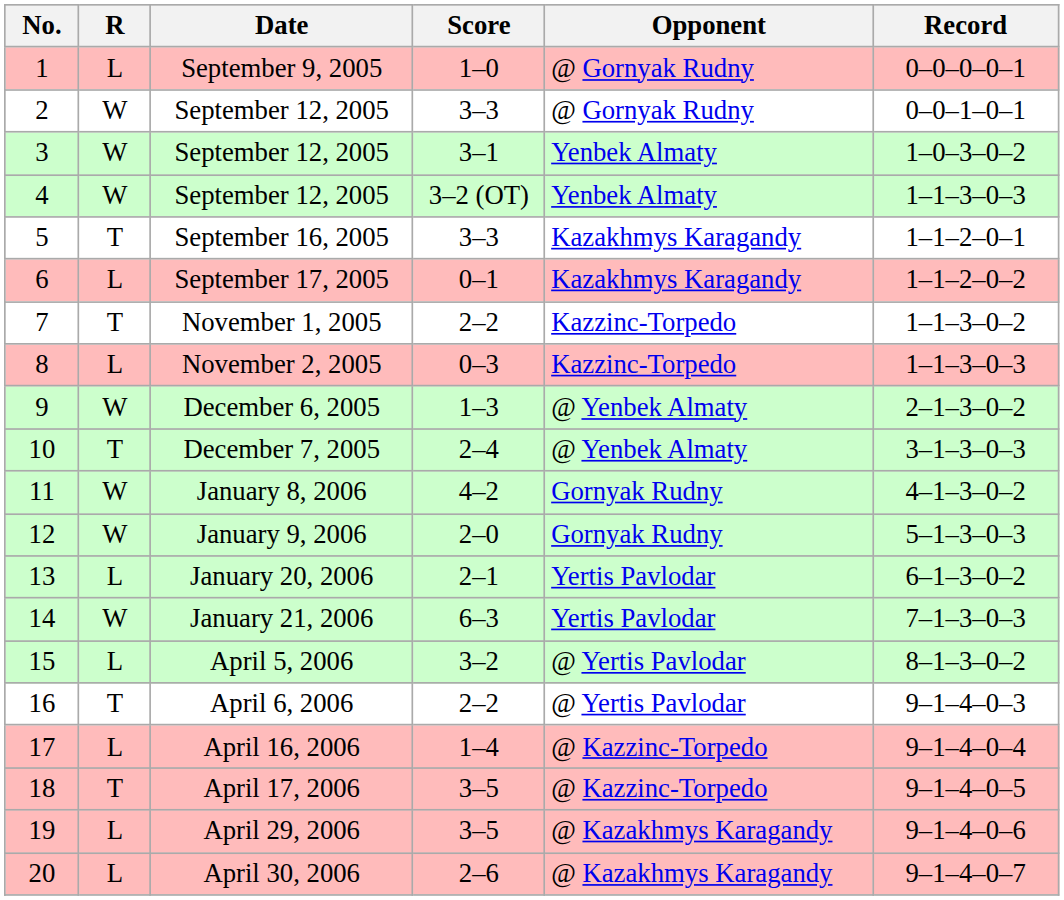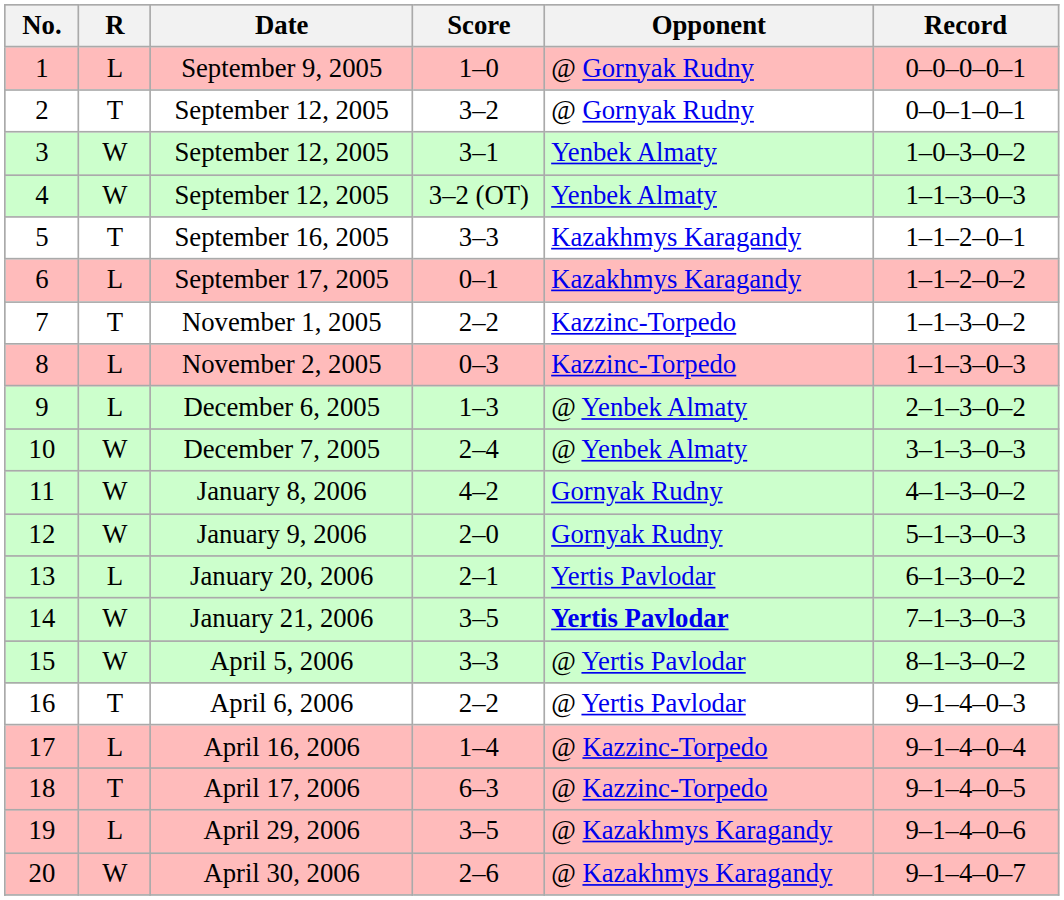(115, 110) W -> (115, 110) T
(479, 110) 3–3 -> (479, 110) 3–2
(115, 407) W -> (115, 407) L
(115, 449) T -> (115, 449) W
(479, 618) 6–3 -> (479, 618) 3–5
(633, 618) normal -> (640, 618) bold
(115, 661) L -> (115, 661) W
(479, 661) 3–2 -> (479, 661) 3–3
(479, 788) 3–5 -> (479, 788) 6–3
(115, 873) L -> (115, 873) W
